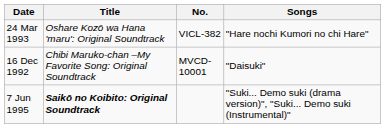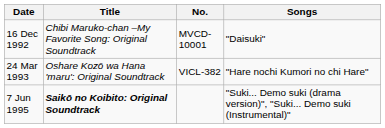rows swapped: (22, 66) <-> (22, 33)
